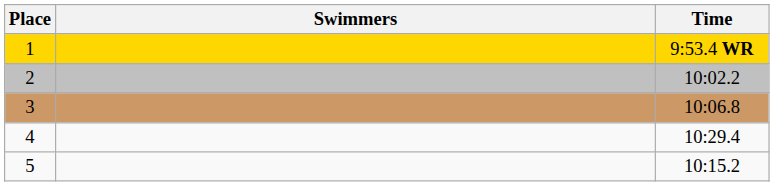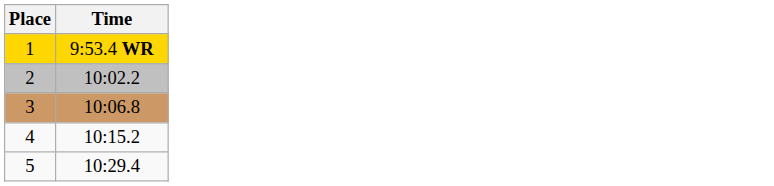- column: (355, 19)
(712, 136) 10:29.4 -> (112, 136) 10:15.2
(712, 166) 10:15.2 -> (112, 166) 10:29.4
